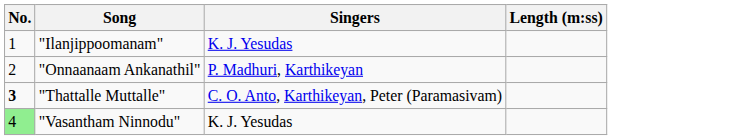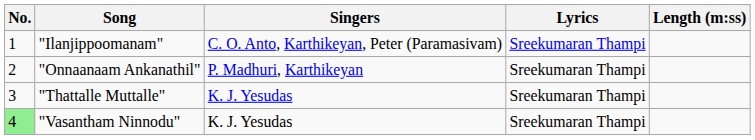+ column: (577, 17)
(250, 43) K. J. Yesudas -> (355, 43) C. O. Anto, Karthikeyan, Peter (Paramasivam)
(12, 95) bold -> (12, 95) normal
(355, 95) C. O. Anto, Karthikeyan, Peter (Paramasivam) -> (250, 95) K. J. Yesudas
